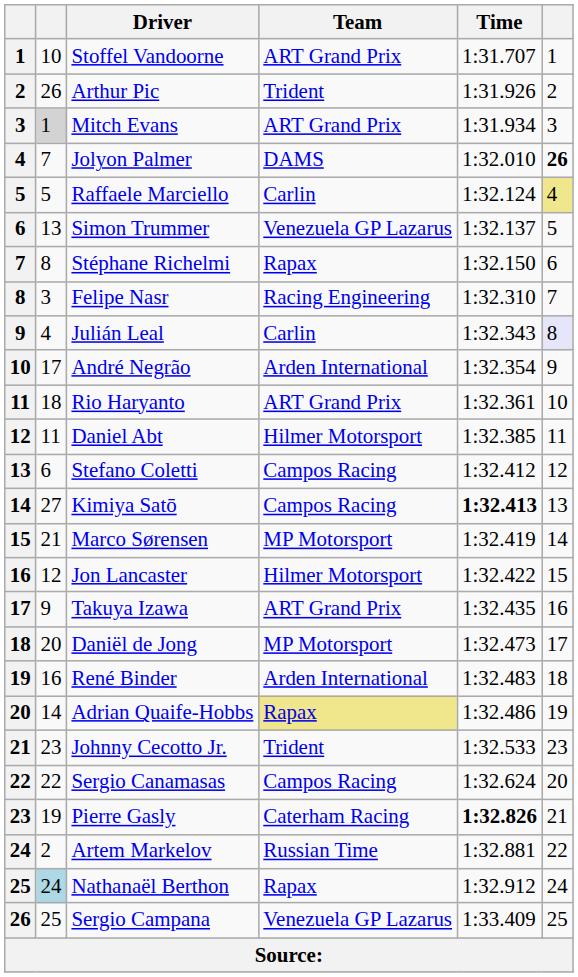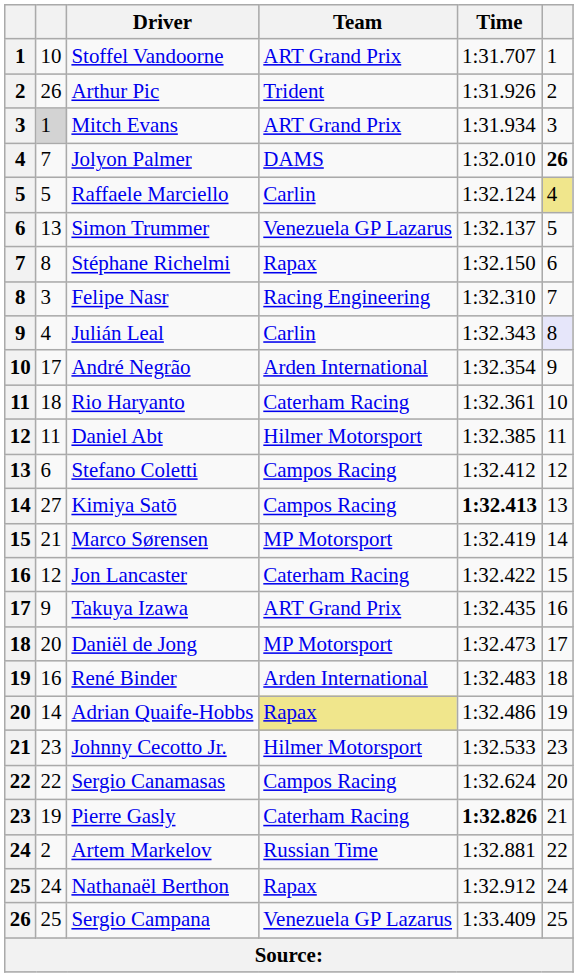(332, 401) ART Grand Prix -> (336, 401) Caterham Racing
(343, 574) Hilmer Motorsport -> (336, 574) Caterham Racing
(294, 746) Trident -> (343, 746) Hilmer Motorsport
(51, 885) lightblue background -> (51, 885) no background
